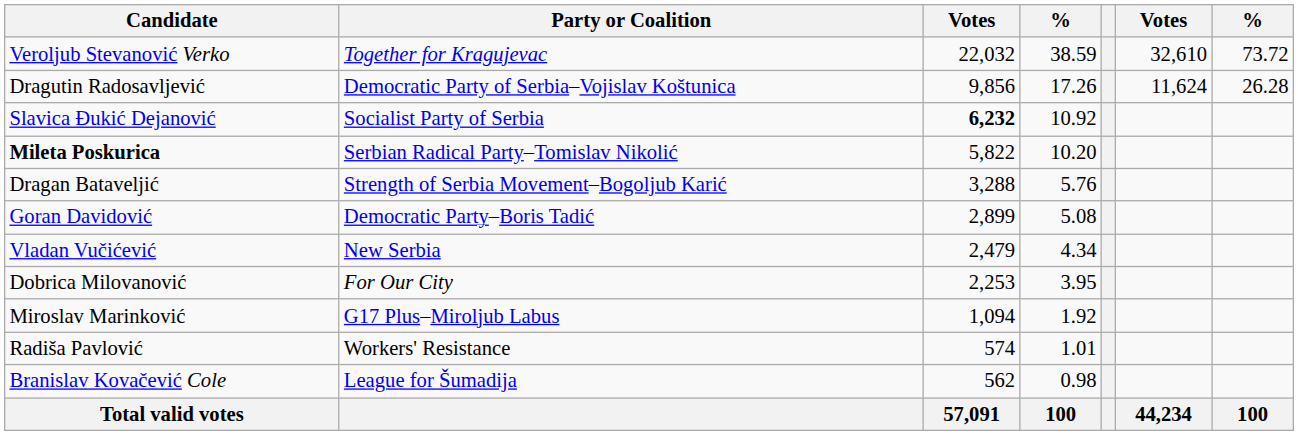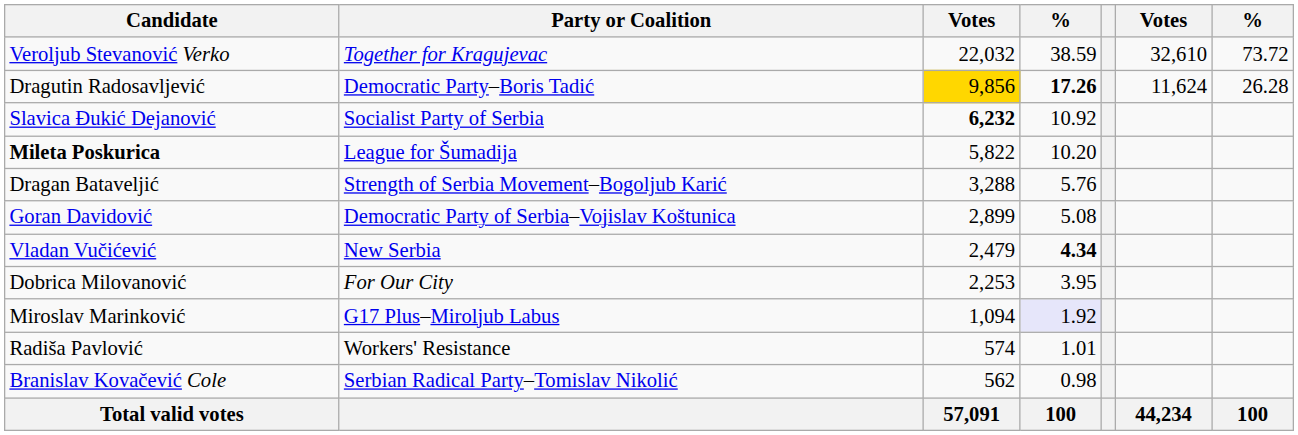(540, 86) Democratic Party of Serbia–Vojislav Koštunica -> (469, 86) Democratic Party–Boris Tadić
(992, 86) no background -> (992, 86) gold background
(1073, 86) normal -> (1073, 86) bold
(511, 151) Serbian Radical Party–Tomislav Nikolić -> (430, 151) League for Šumadija
(469, 217) Democratic Party–Boris Tadić -> (540, 217) Democratic Party of Serbia–Vojislav Koštunica
(1079, 250) normal -> (1079, 250) bold
(1079, 315) no background -> (1079, 315) lavender background
(430, 380) League for Šumadija -> (511, 380) Serbian Radical Party–Tomislav Nikolić
